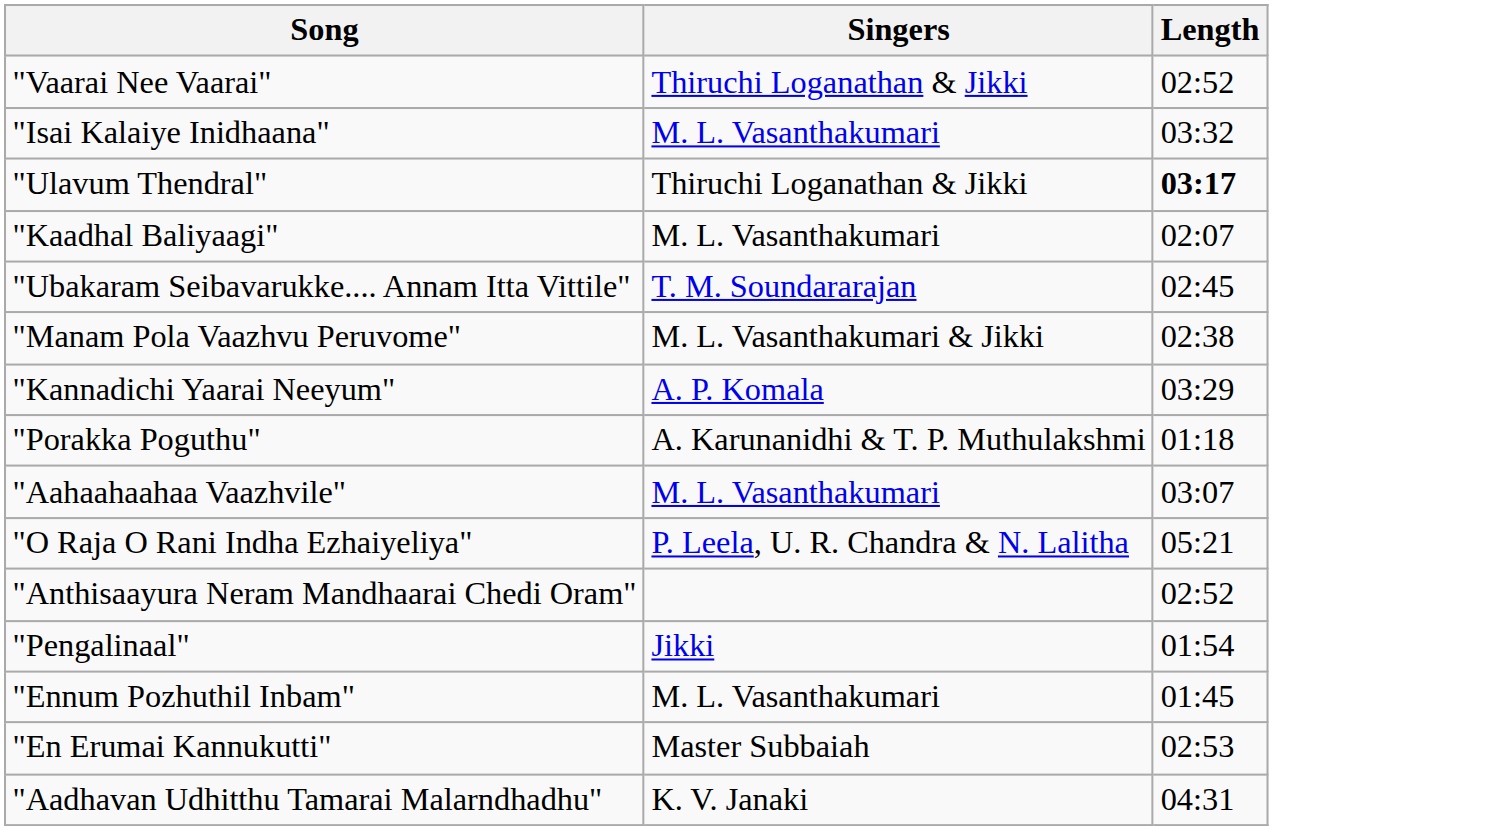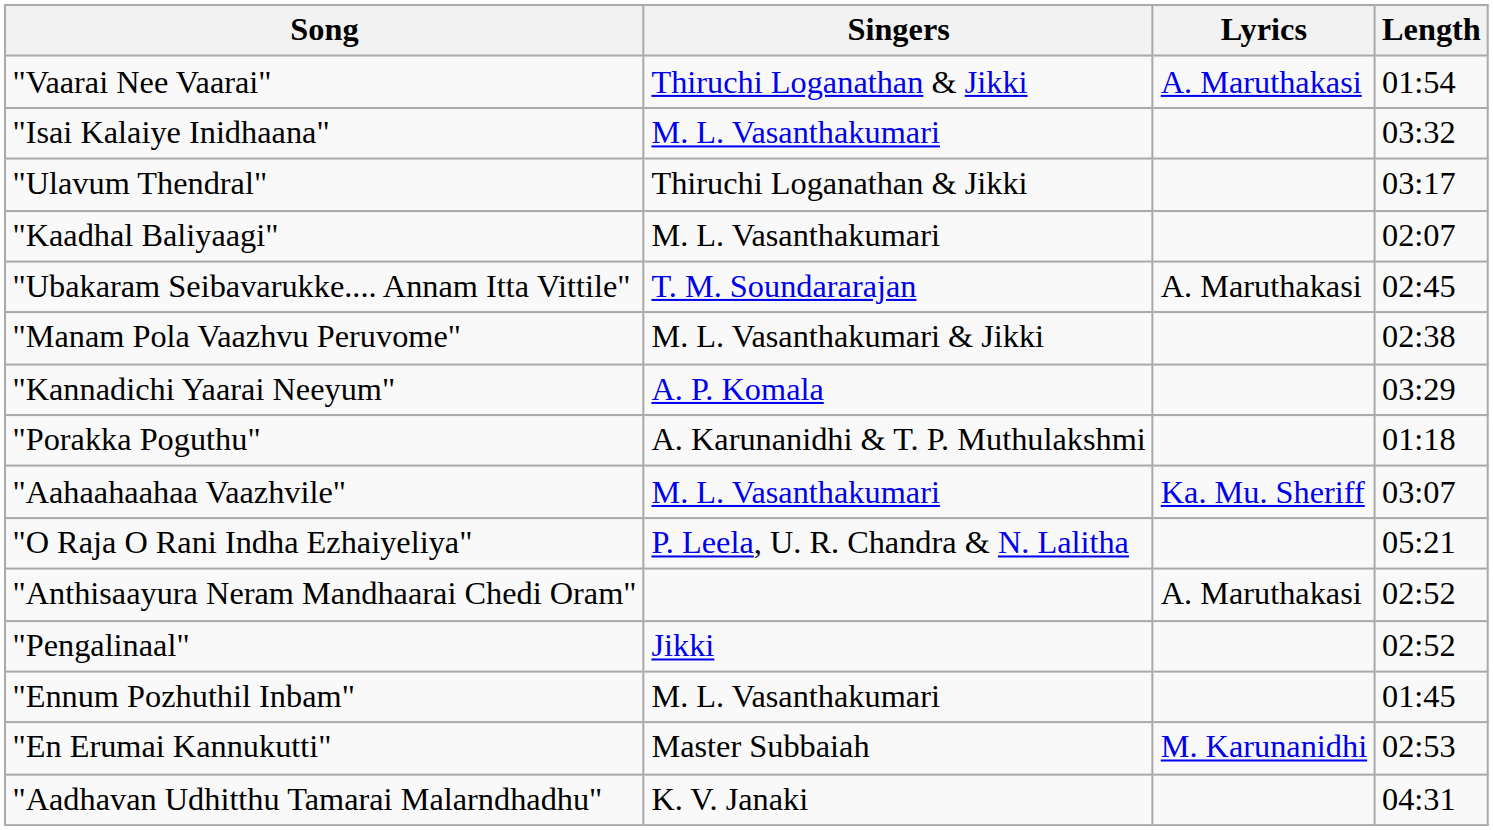+ column: (1264, 30)
(1198, 81) 02:52 -> (1419, 81) 01:54
(1198, 183) bold -> (1419, 183) normal
(1198, 645) 01:54 -> (1419, 645) 02:52
